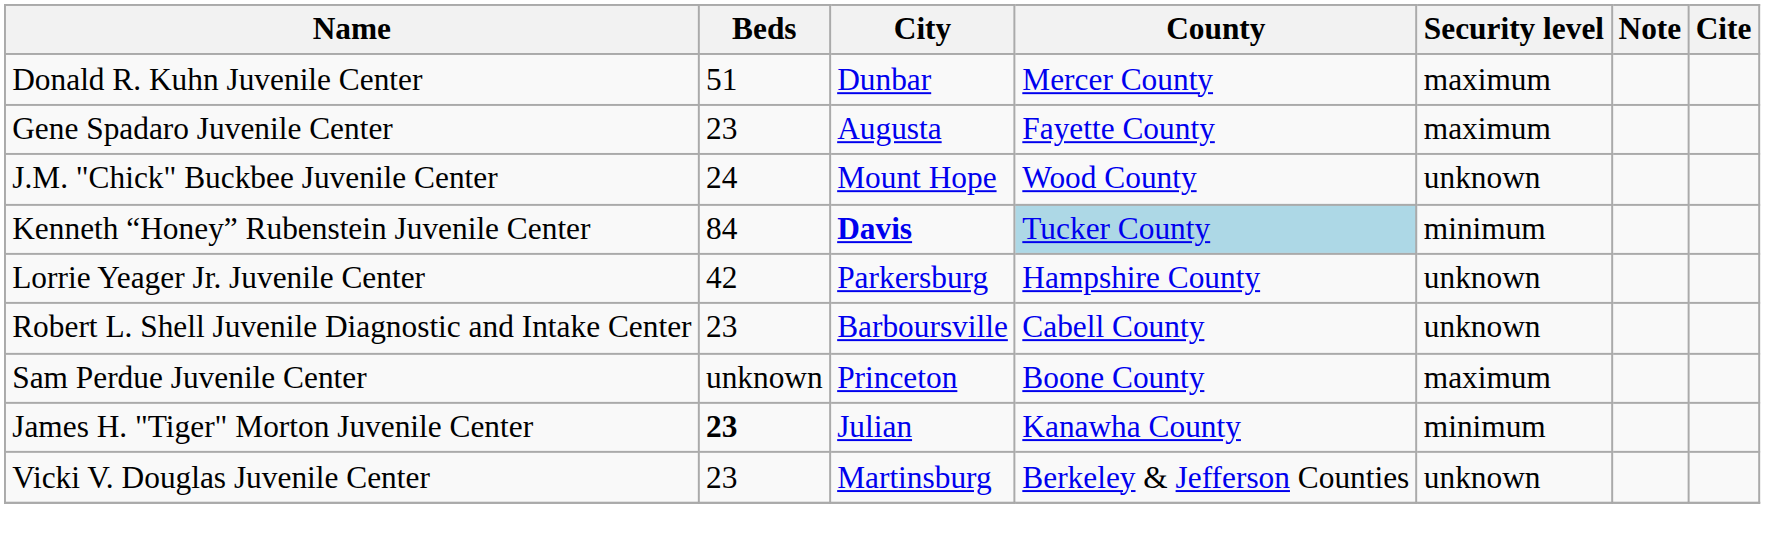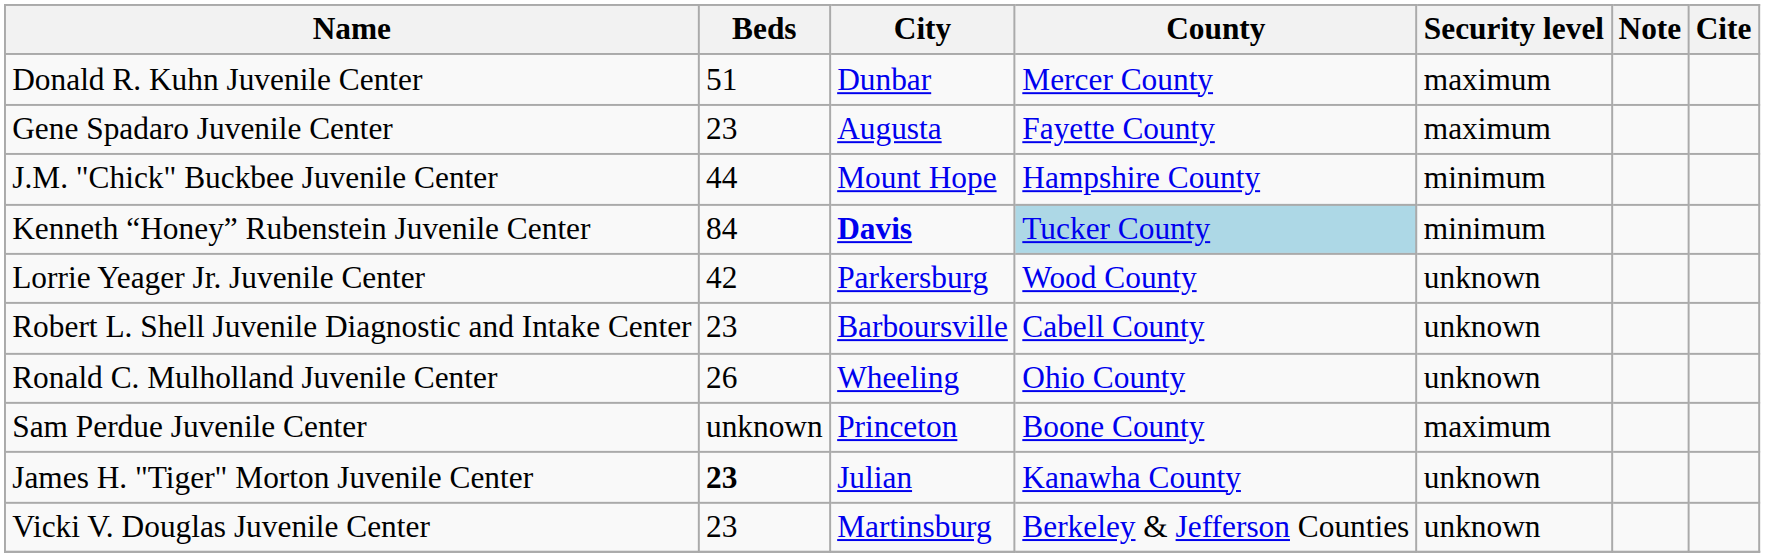(722, 178) 24 -> (722, 178) 44
(1109, 178) Wood County -> (1141, 178) Hampshire County
(1482, 178) unknown -> (1485, 178) minimum
(1141, 278) Hampshire County -> (1109, 278) Wood County
+ row: (255, 377)
(1485, 427) minimum -> (1482, 476) unknown
